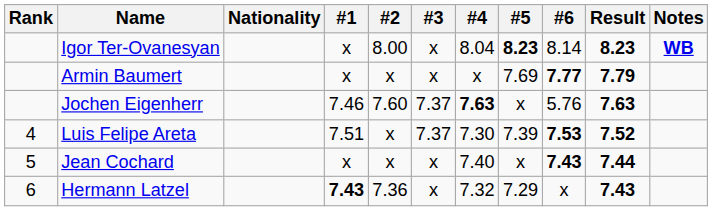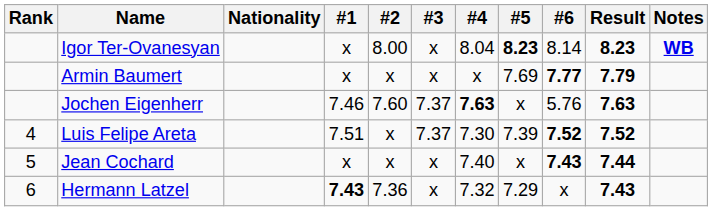(564, 133) 7.53 -> (564, 133) 7.52
